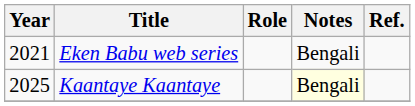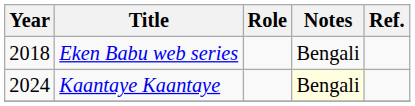(30, 52) 2021 -> (30, 52) 2018
(30, 85) 2025 -> (30, 85) 2024
